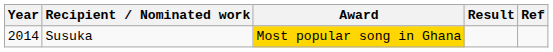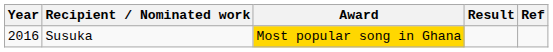(23, 37) 2014 -> (23, 37) 2016
